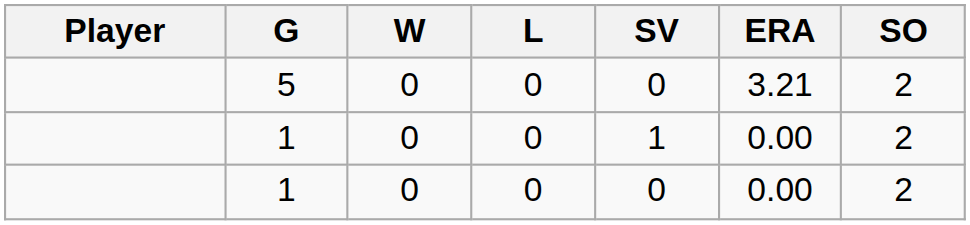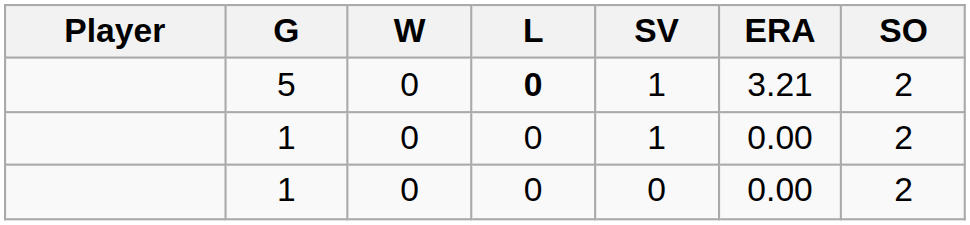(533, 84) normal -> (533, 84) bold
(657, 84) 0 -> (657, 84) 1
